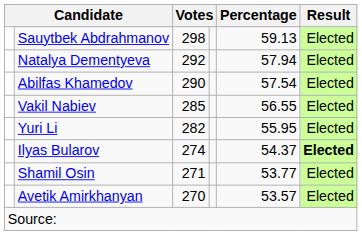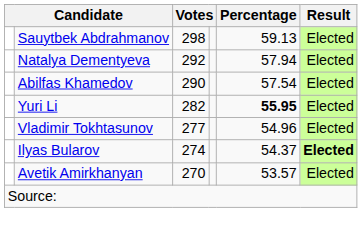- row: (57, 106)
(279, 128) normal -> (279, 106) bold
+ row: (85, 128)
- row: (56, 173)
